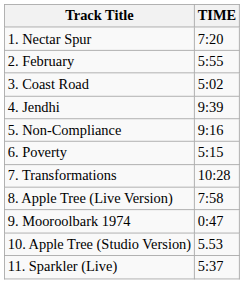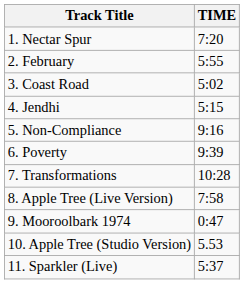(211, 107) 9:39 -> (211, 107) 5:15
(211, 152) 5:15 -> (211, 152) 9:39
